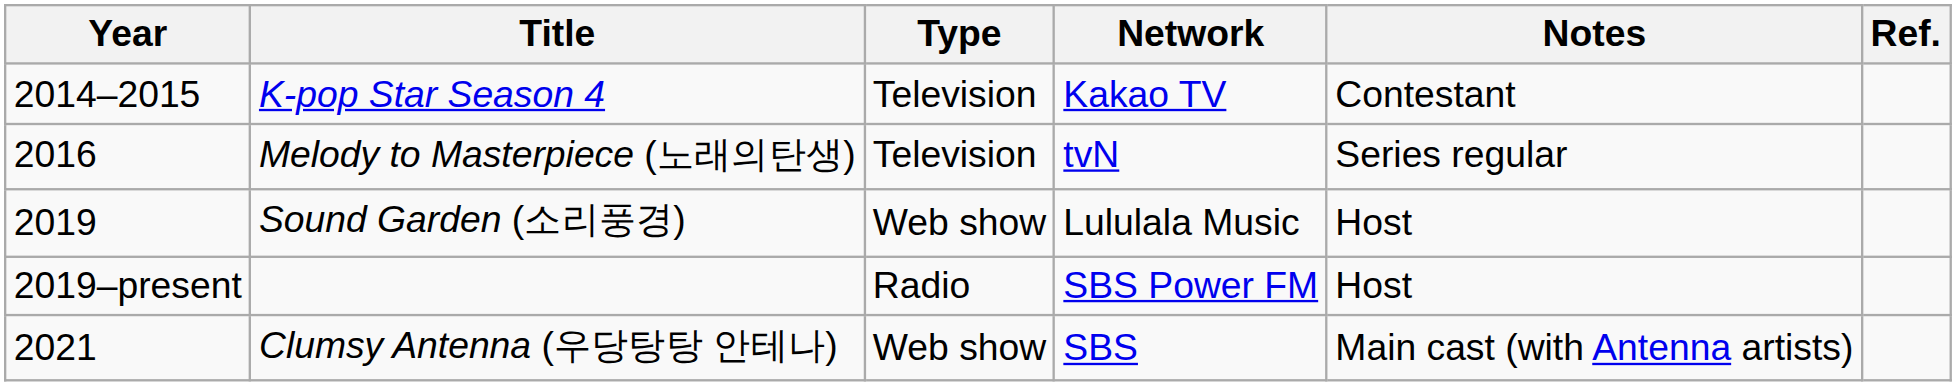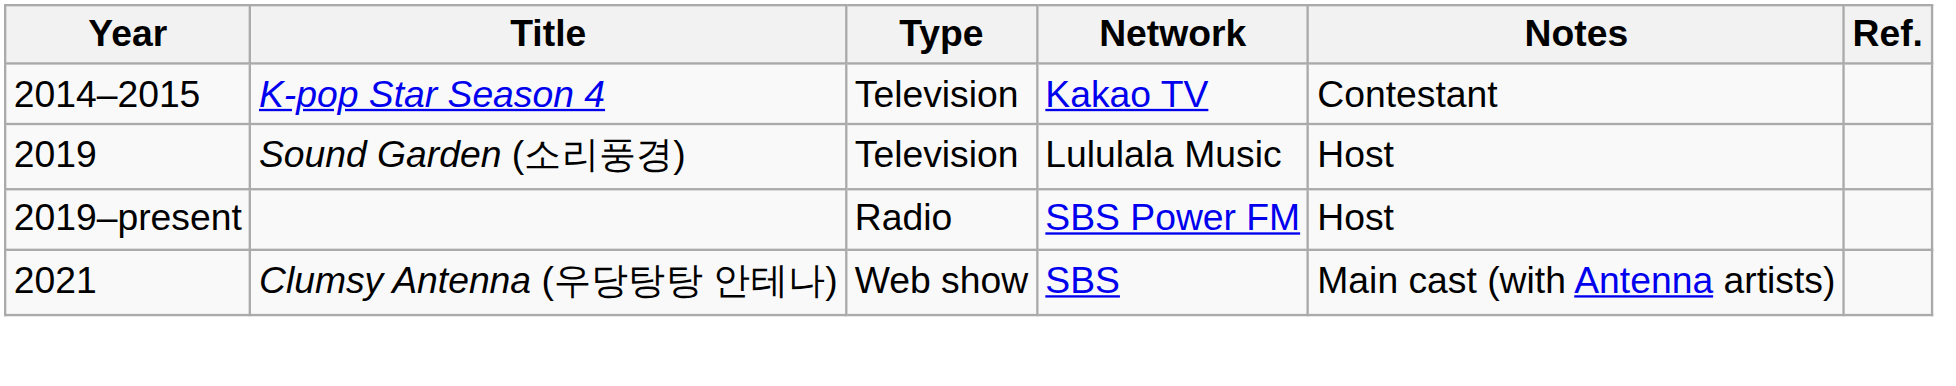- row: (557, 154)
(959, 221) Web show -> (937, 155) Television
